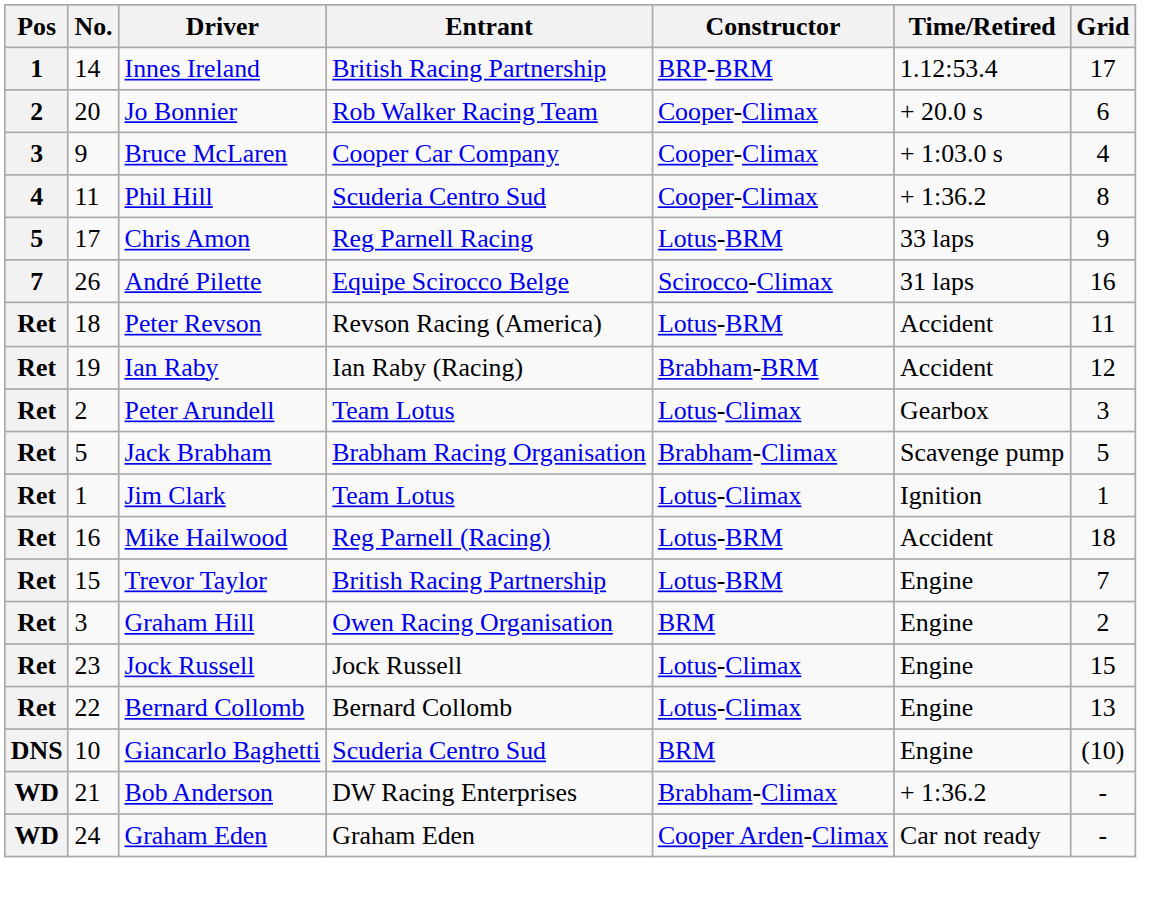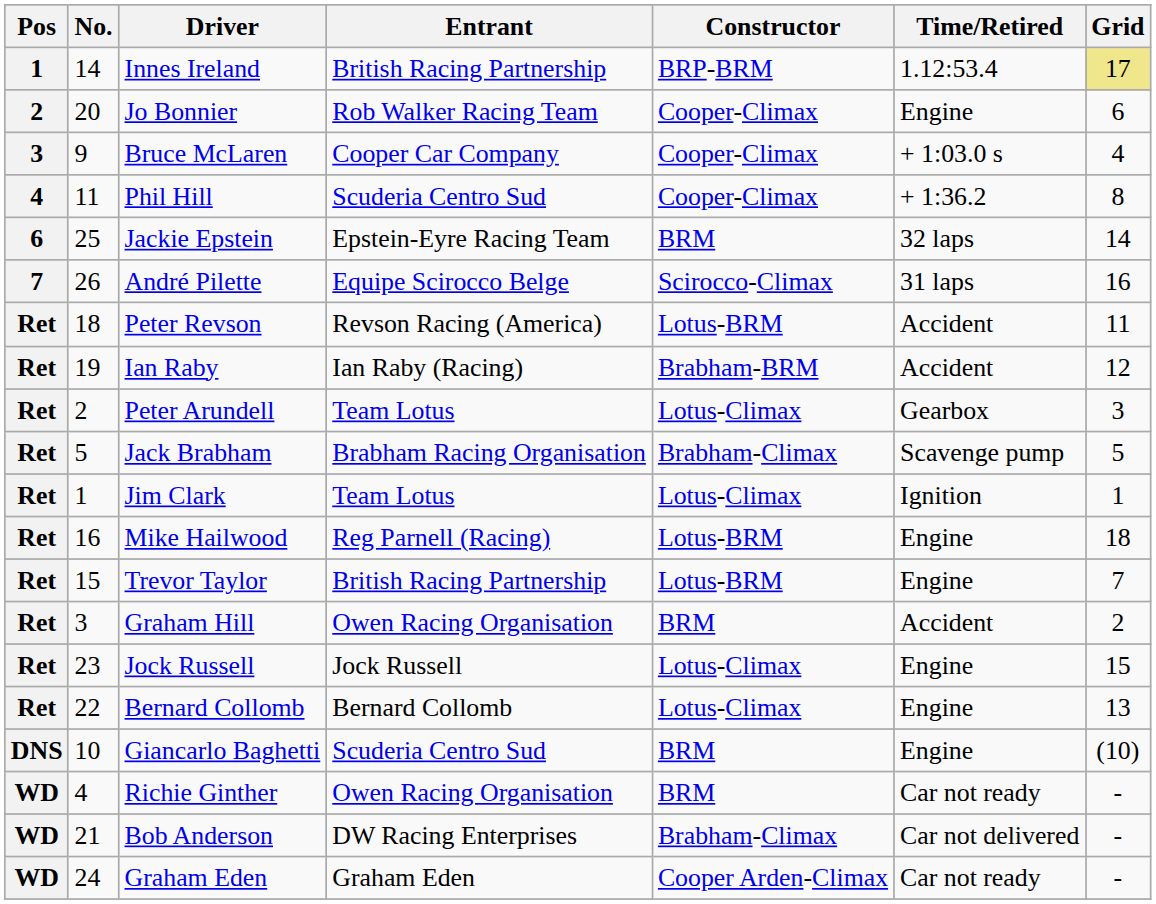(1103, 68) no background -> (1118, 68) khaki background
(941, 111) + 20.0 s -> (937, 111) Engine
- row: (187, 239)
+ row: (199, 239)
(947, 537) Accident -> (937, 537) Engine
(937, 622) Engine -> (947, 622) Accident
+ row: (201, 792)
(943, 792) + 1:36.2 -> (990, 835) Car not delivered
